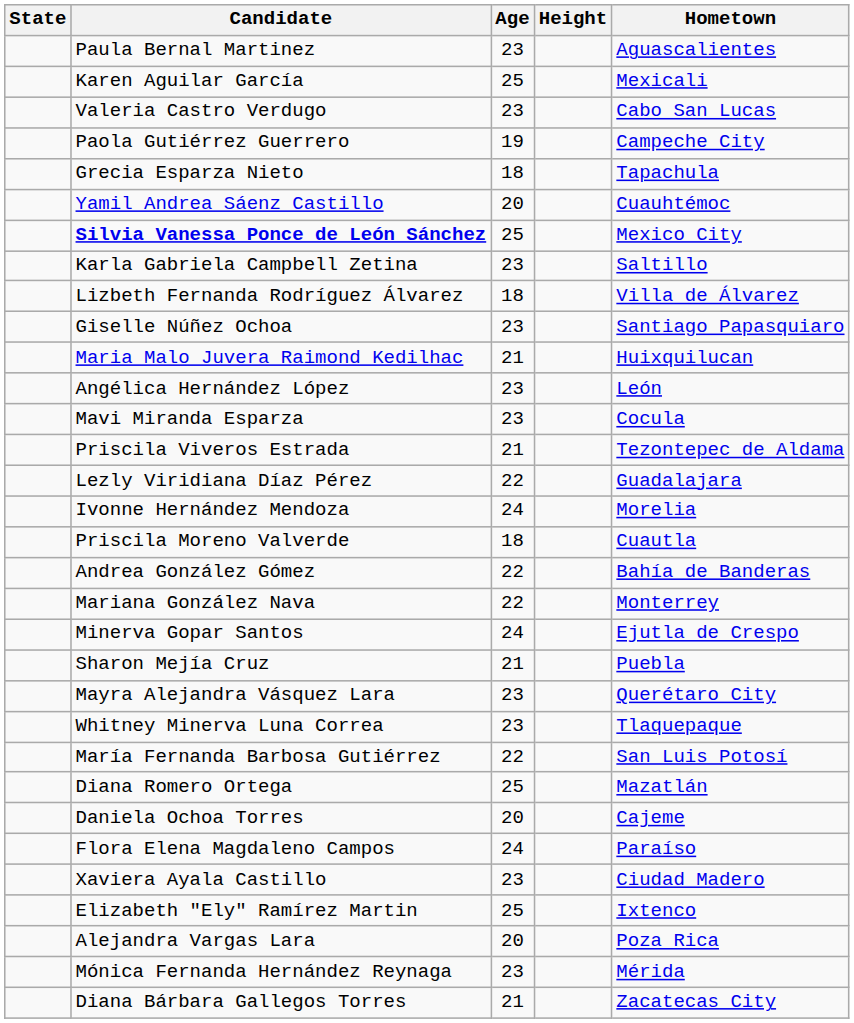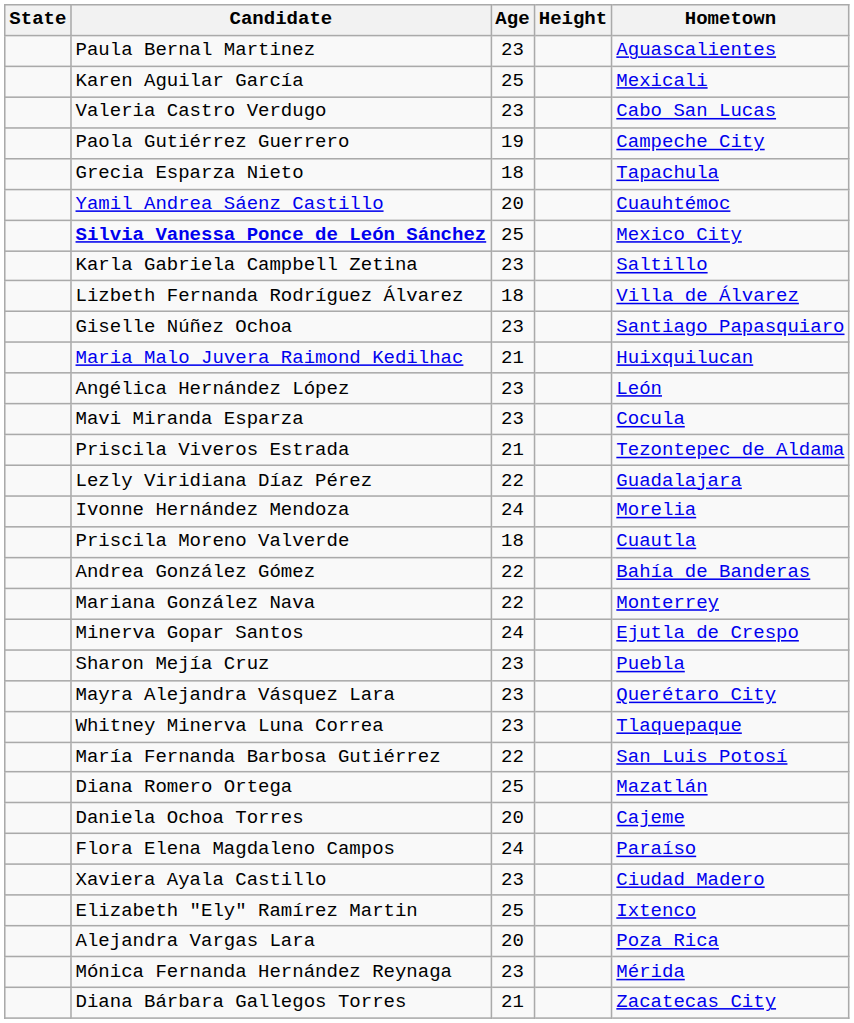(512, 665) 21 -> (512, 665) 23
